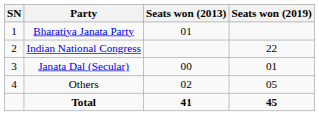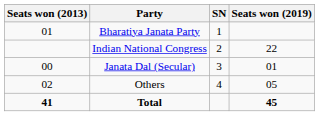columns swapped: (14, 13) <-> (186, 13)
